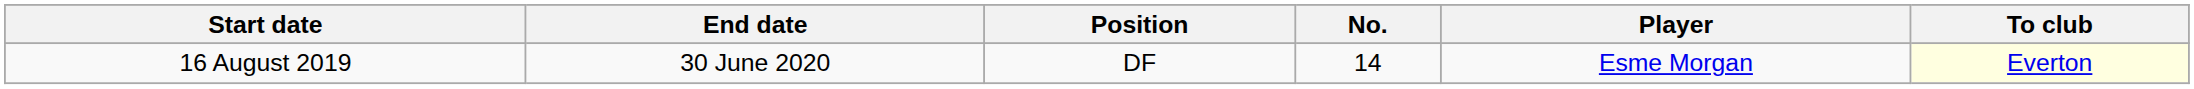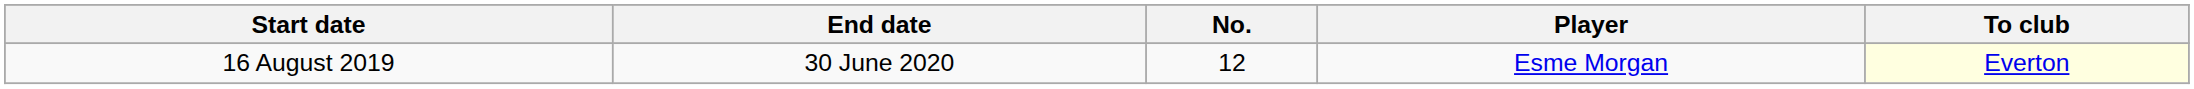- column: (1140, 24)
(1368, 63) 14 -> (1232, 63) 12
